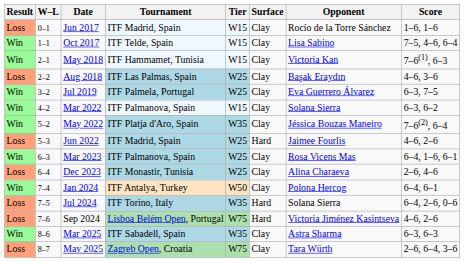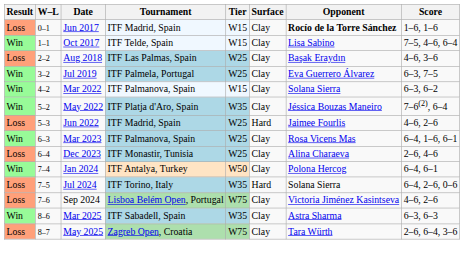(339, 27) normal -> (342, 27) bold
- row: (83, 59)
(261, 218) Hard -> (261, 200) Clay
